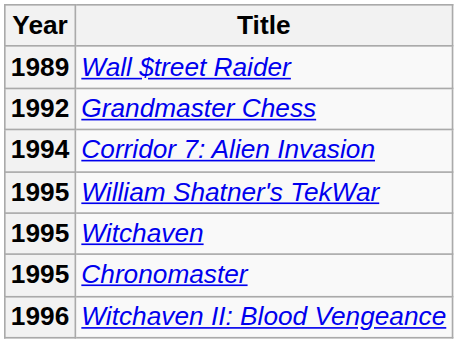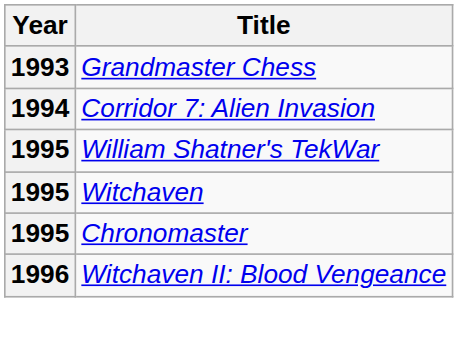- row: (186, 66)
(40, 108) 1992 -> (40, 66) 1993
